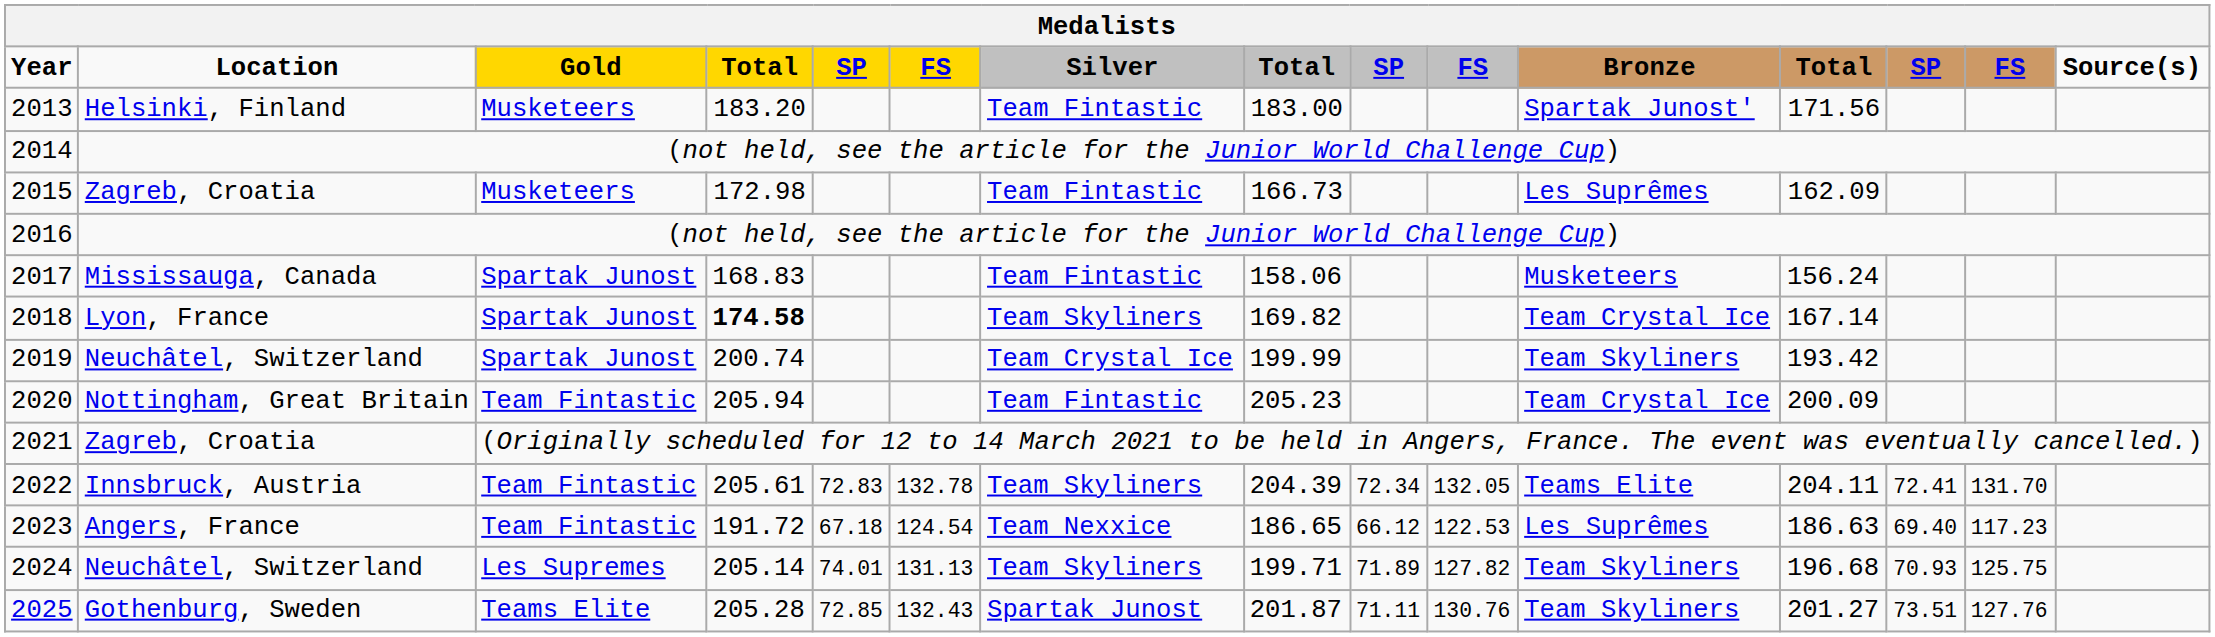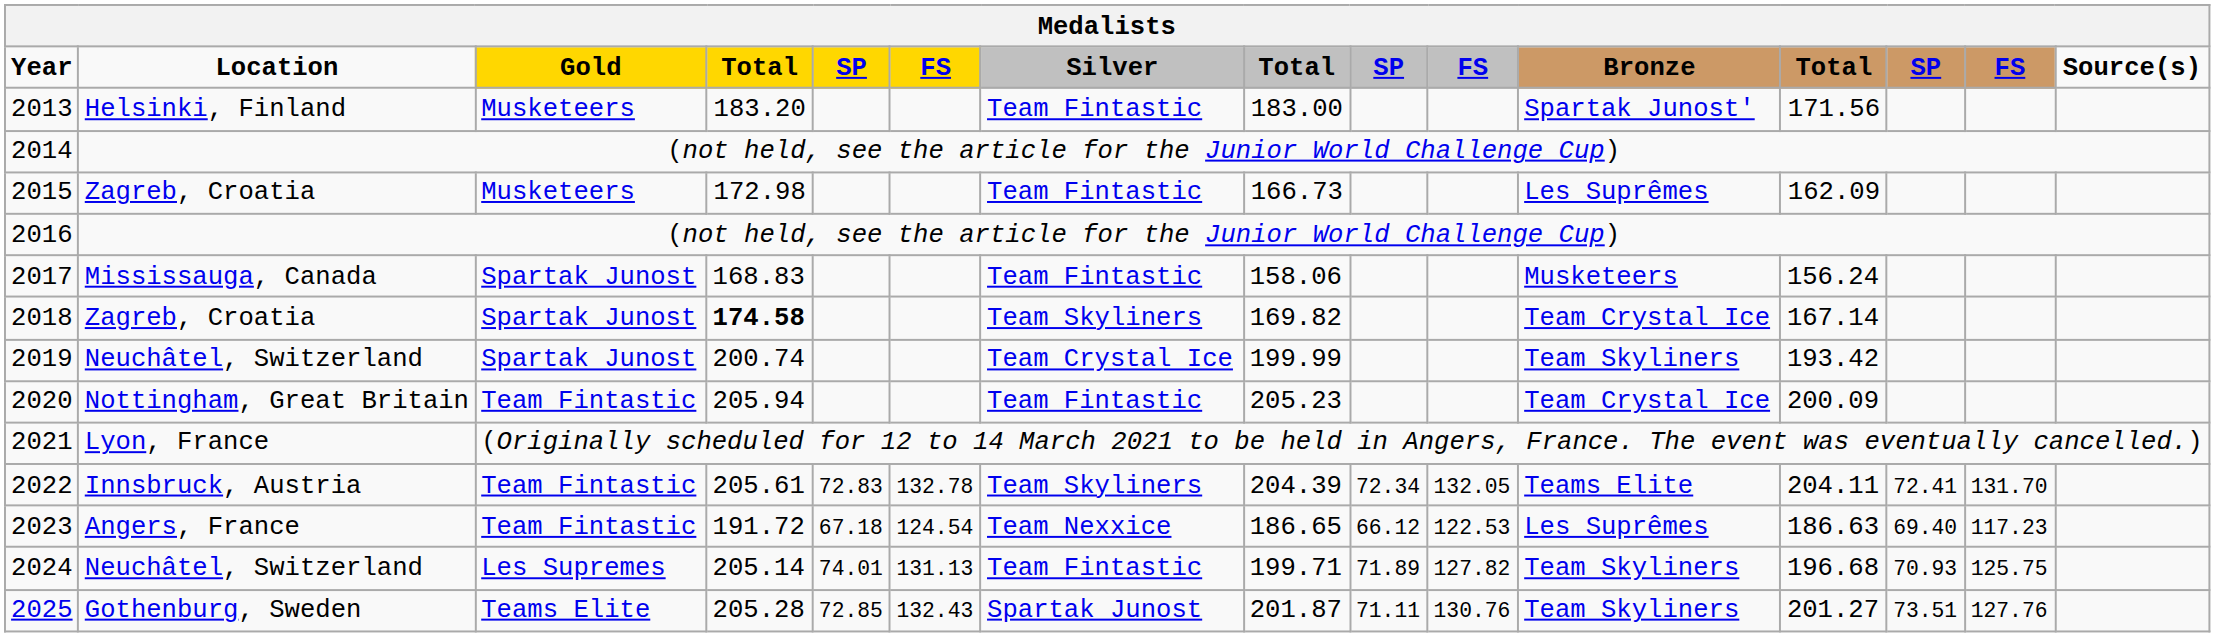(177, 318) Lyon, France -> (200, 318) Zagreb, Croatia
(200, 443) Zagreb, Croatia -> (177, 443) Lyon, France
(1095, 568) Team Skyliners -> (1095, 568) Team Fintastic
